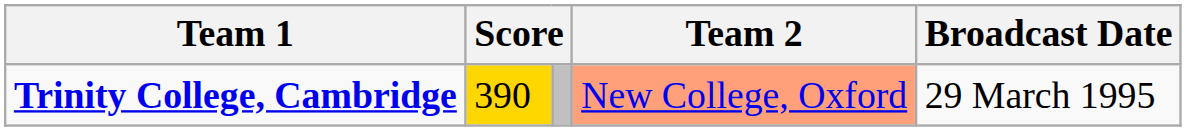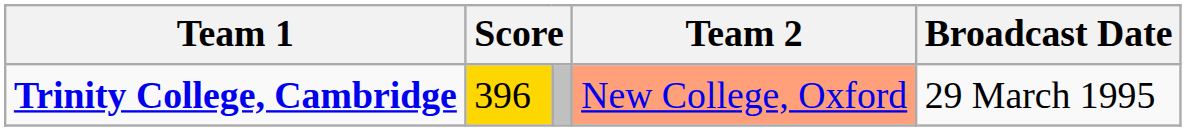(503, 94) 390 -> (503, 94) 396
